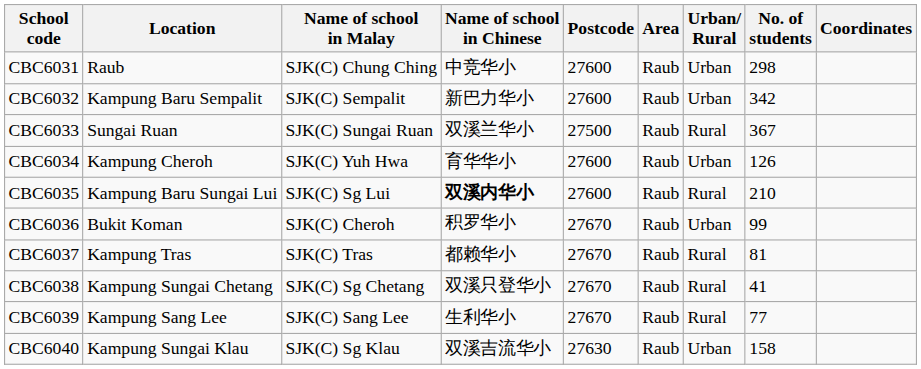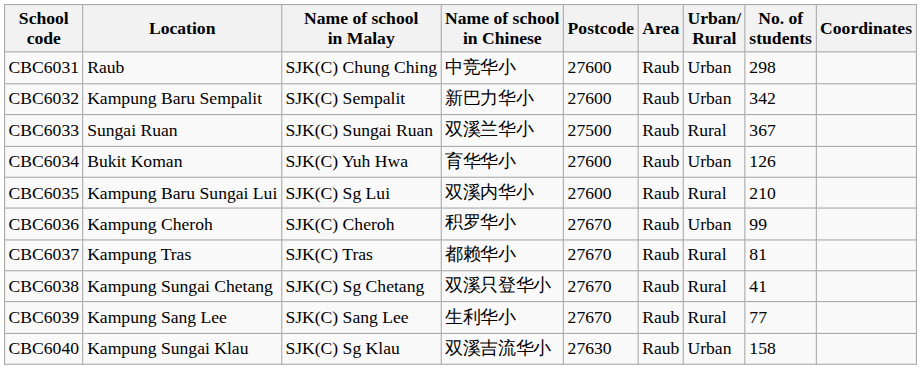(150, 161) Kampung Cheroh -> (135, 161) Bukit Koman
(489, 192) bold -> (489, 192) normal
(135, 223) Bukit Koman -> (150, 223) Kampung Cheroh
